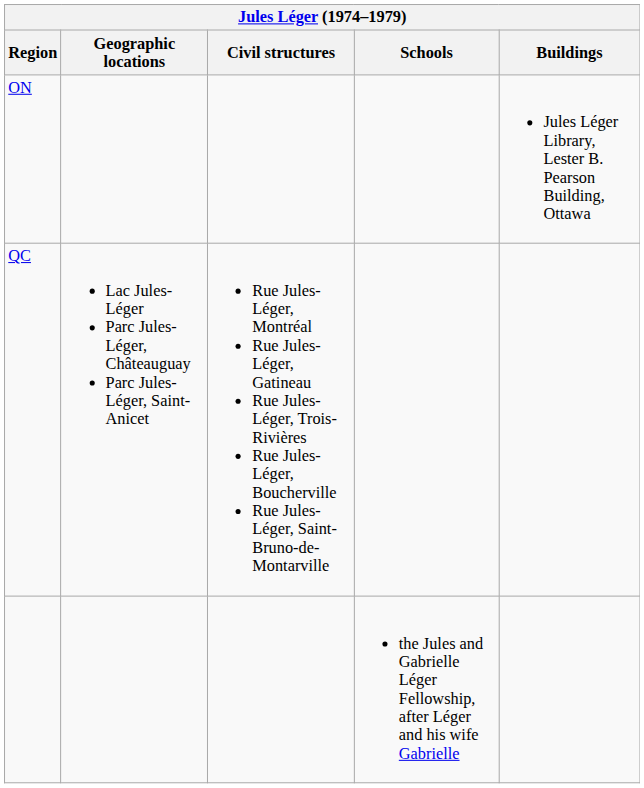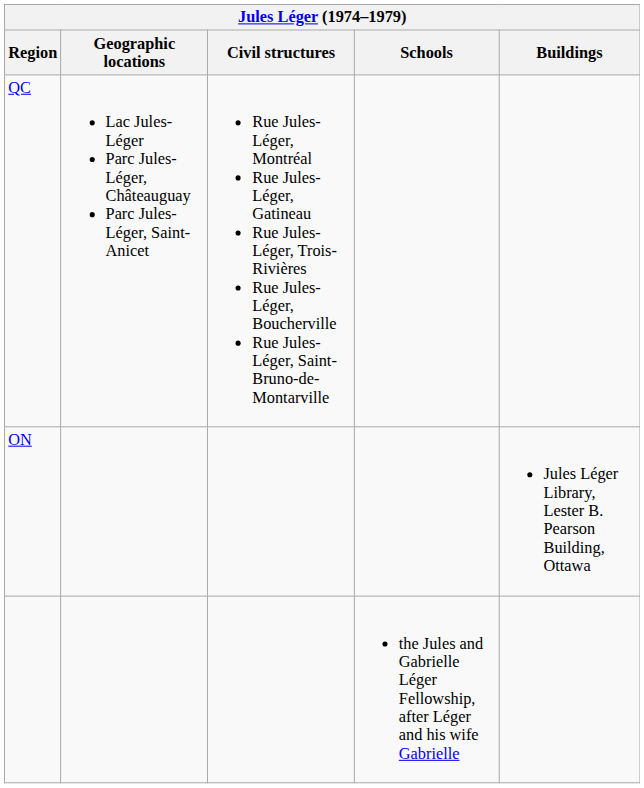rows swapped: (20, 87) <-> (20, 256)
